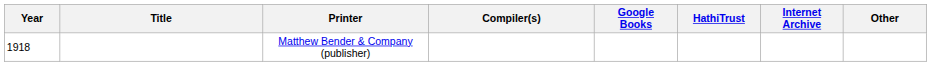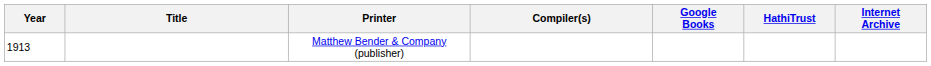- column: (885, 19)
(19, 47) 1918 -> (19, 47) 1913
